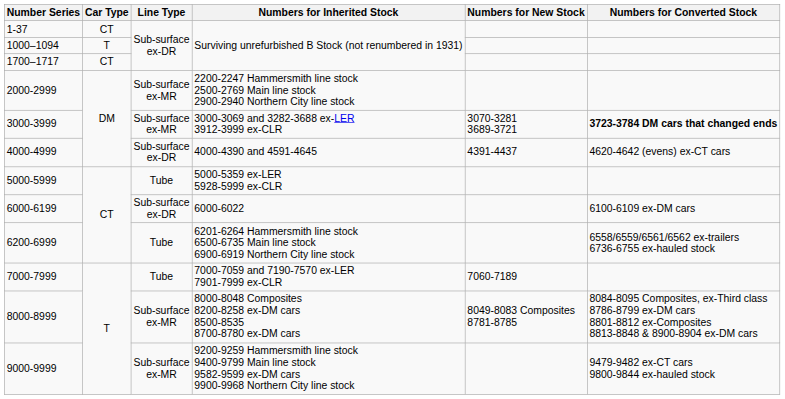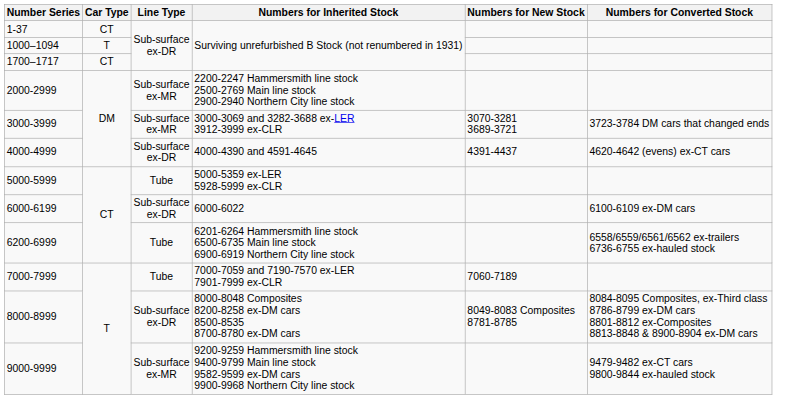(683, 124) bold -> (679, 124) normal
(161, 317) Sub-surface ex-MR -> (161, 317) Sub-surface ex-DR
